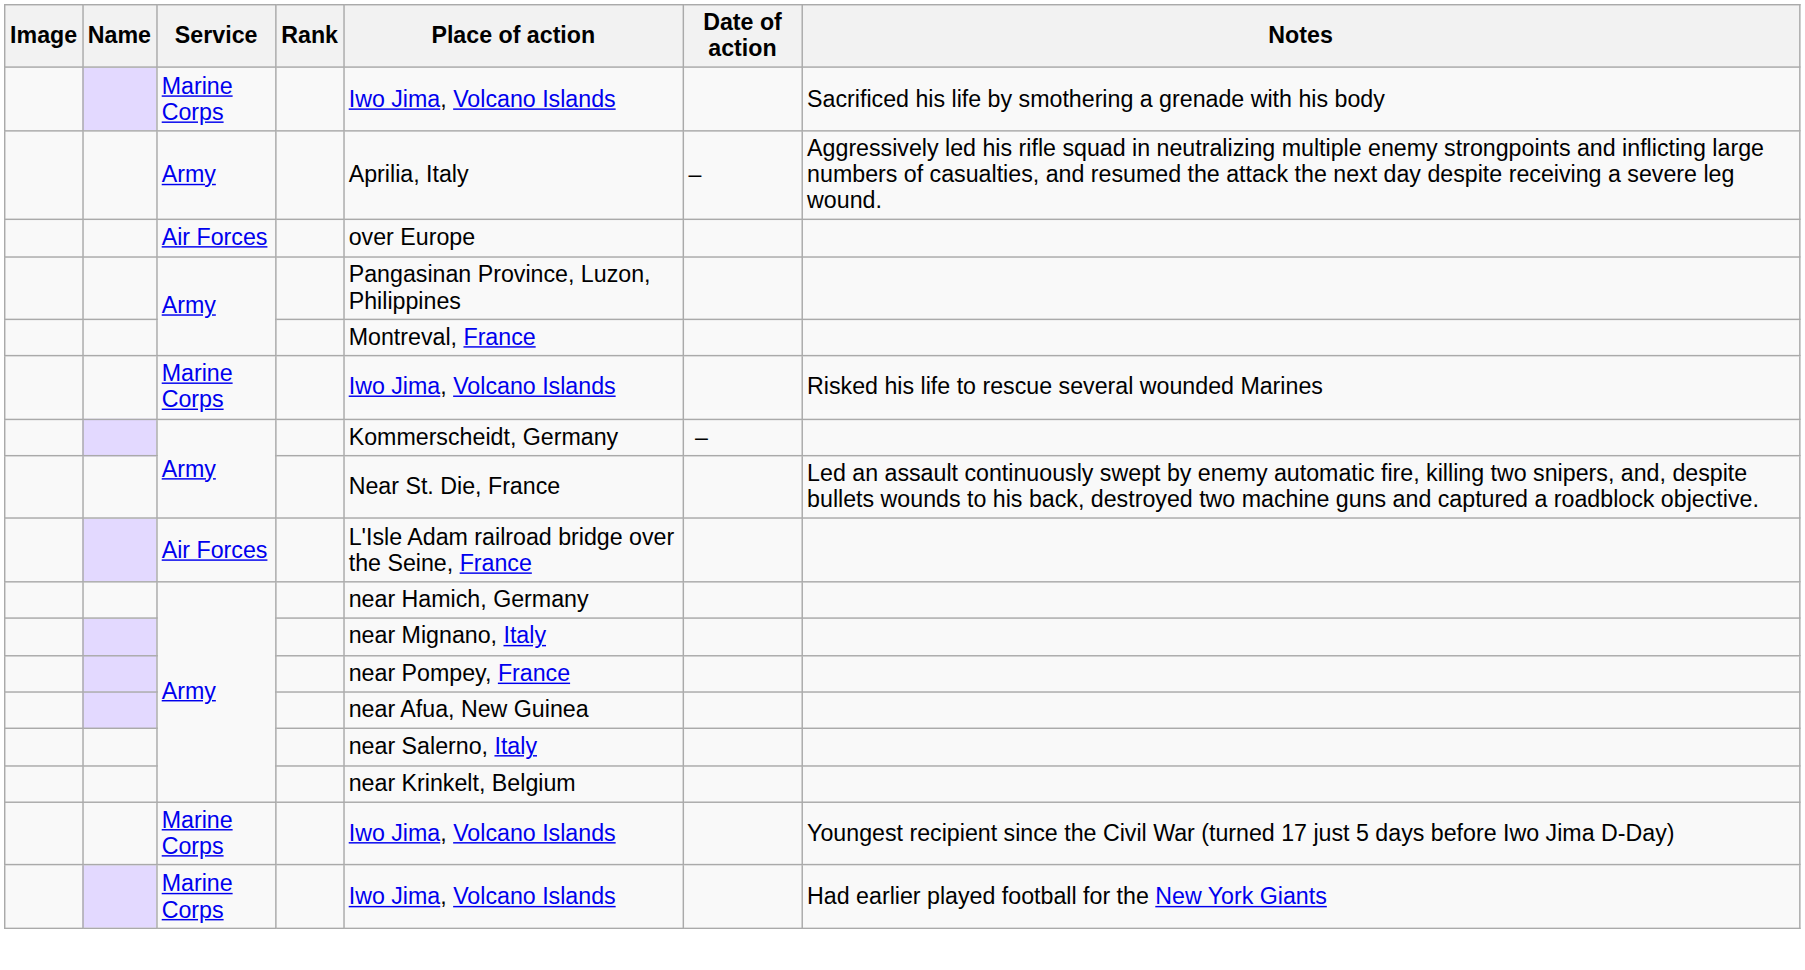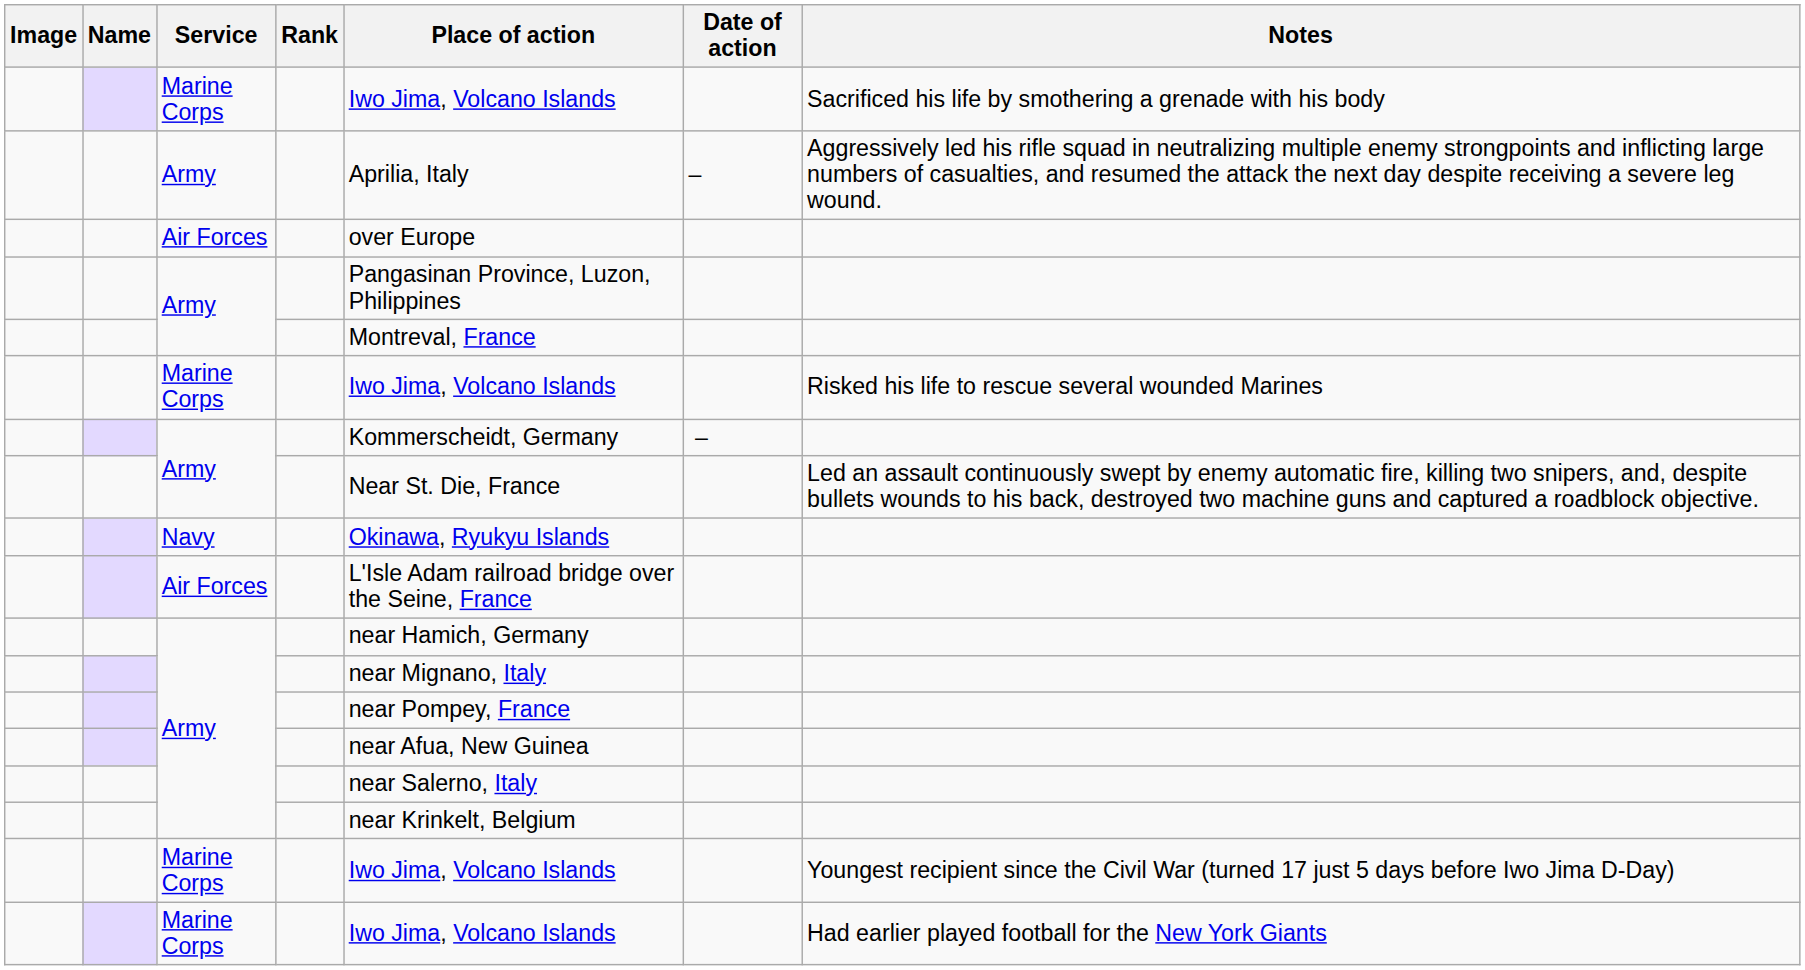+ row: (44, 537)
